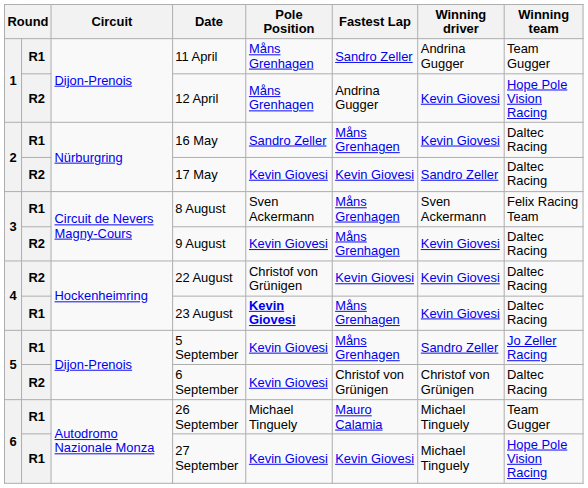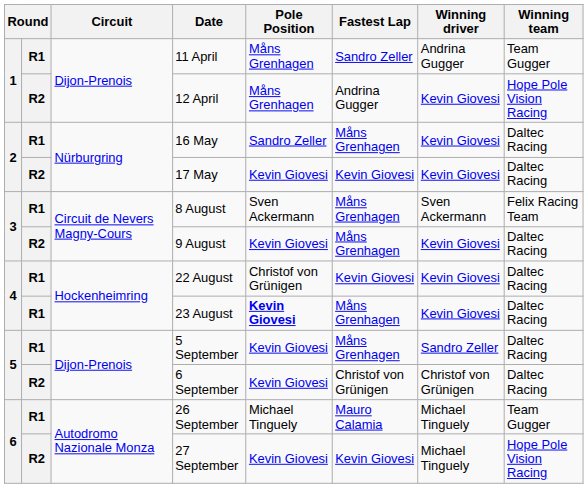(460, 174) Sandro Zeller -> (460, 174) Kevin Giovesi
(37, 278) R2 -> (37, 278) R1
(532, 347) Jo Zeller Racing -> (527, 347) Daltec Racing
(37, 458) R1 -> (37, 458) R2
